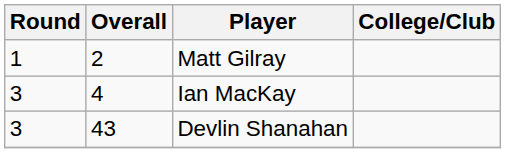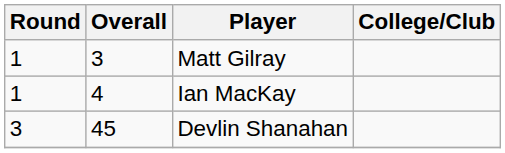(97, 57) 2 -> (97, 57) 3
(16, 93) 3 -> (16, 93) 1
(104, 128) 43 -> (104, 128) 45
